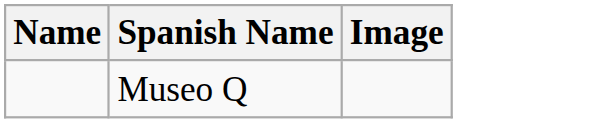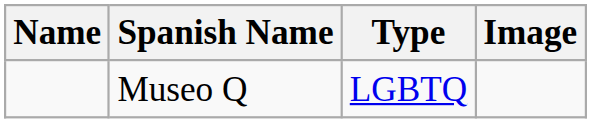+ column: (408, 32)
